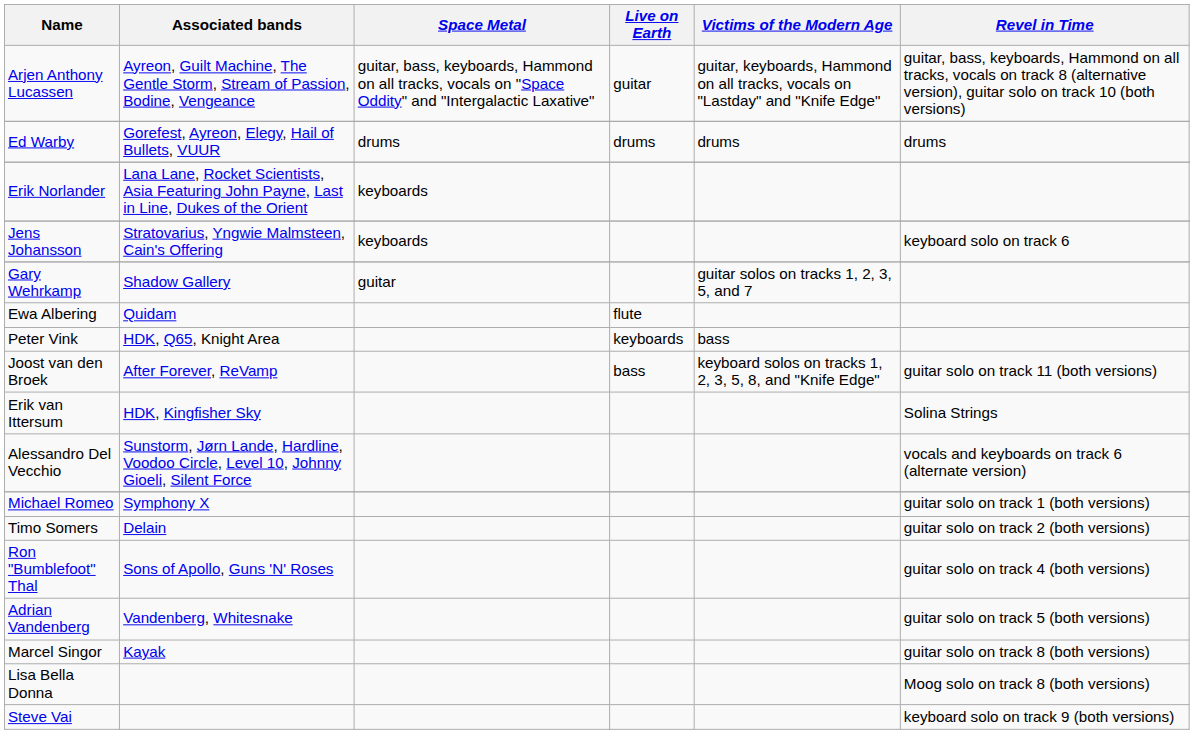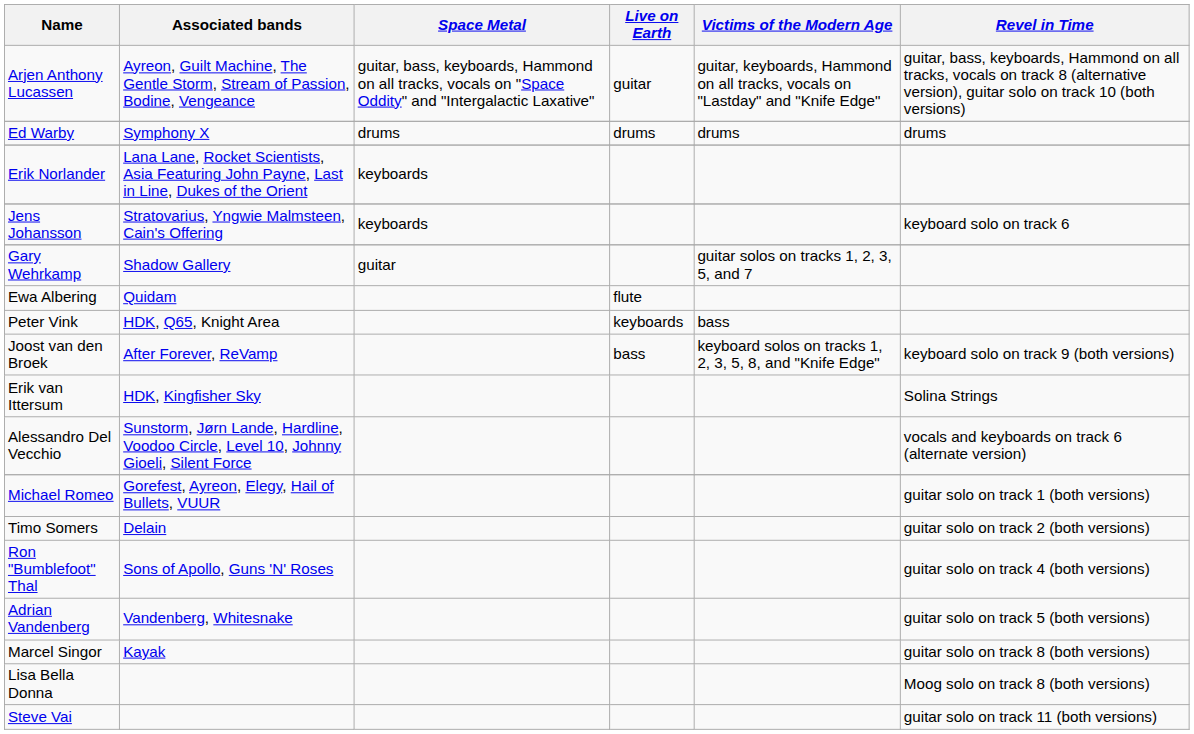(229, 141) Gorefest, Ayreon, Elegy, Hail of Bullets, VUUR -> (166, 133) Symphony X
(1030, 371) guitar solo on track 11 (both versions) -> (1039, 354) keyboard solo on track 9 (both versions)
(166, 504) Symphony X -> (229, 495) Gorefest, Ayreon, Elegy, Hail of Bullets, VUUR
(1039, 717) keyboard solo on track 9 (both versions) -> (1030, 717) guitar solo on track 11 (both versions)
